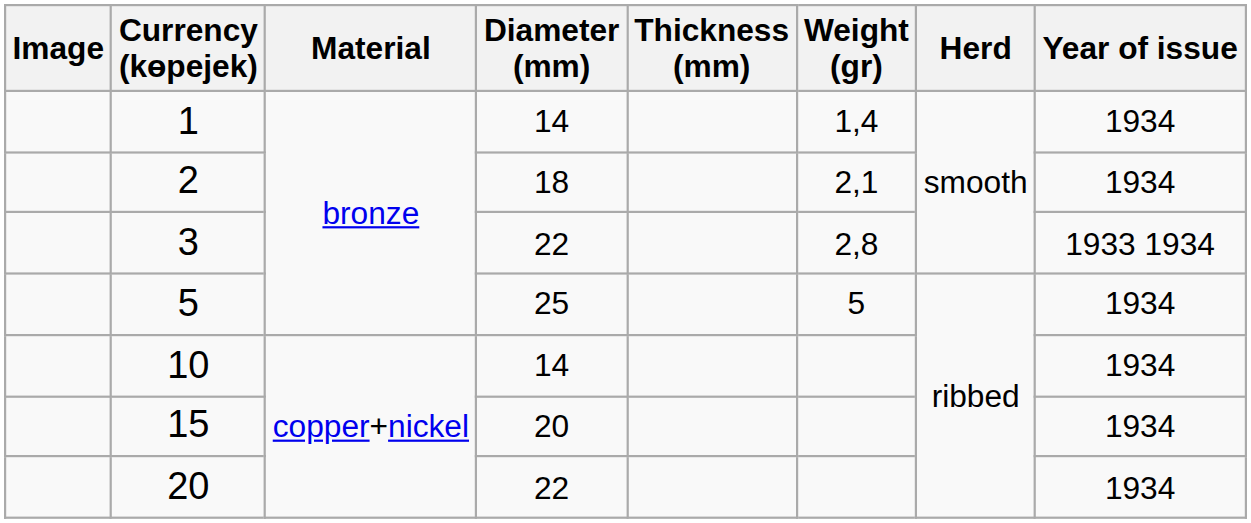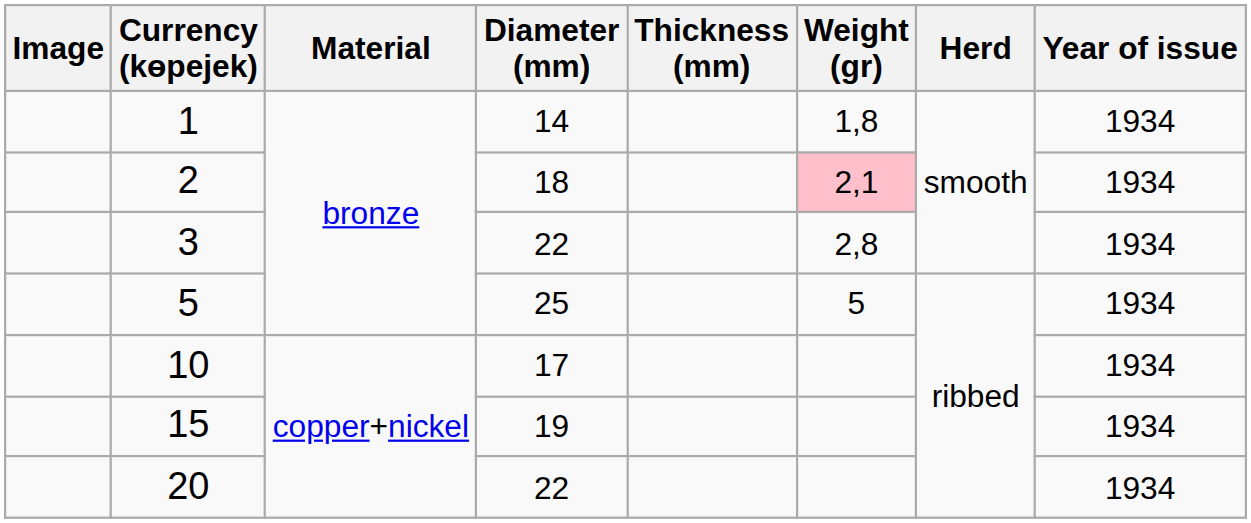(856, 121) 1,4 -> (856, 121) 1,8
(856, 182) no background -> (856, 182) pink background
(1140, 243) 1933 1934 -> (1140, 243) 1934
(552, 365) 14 -> (552, 365) 17
(552, 427) 20 -> (552, 427) 19
